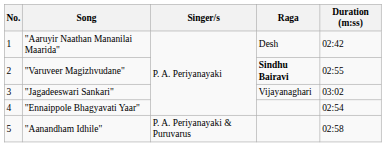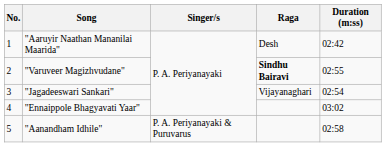(333, 92) 03:02 -> (333, 92) 02:54
(333, 108) 02:54 -> (333, 108) 03:02
